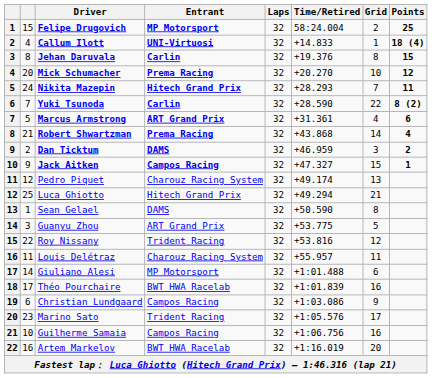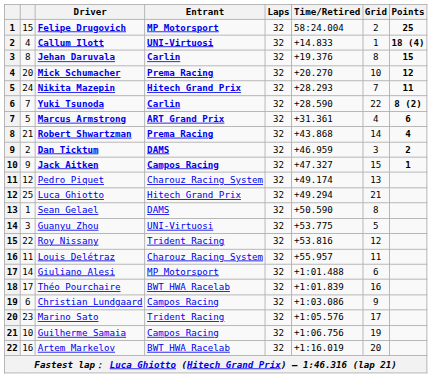(186, 226) ART Grand Prix -> (180, 226) UNI-Virtuosi
(376, 333) 16 -> (376, 333) 19
